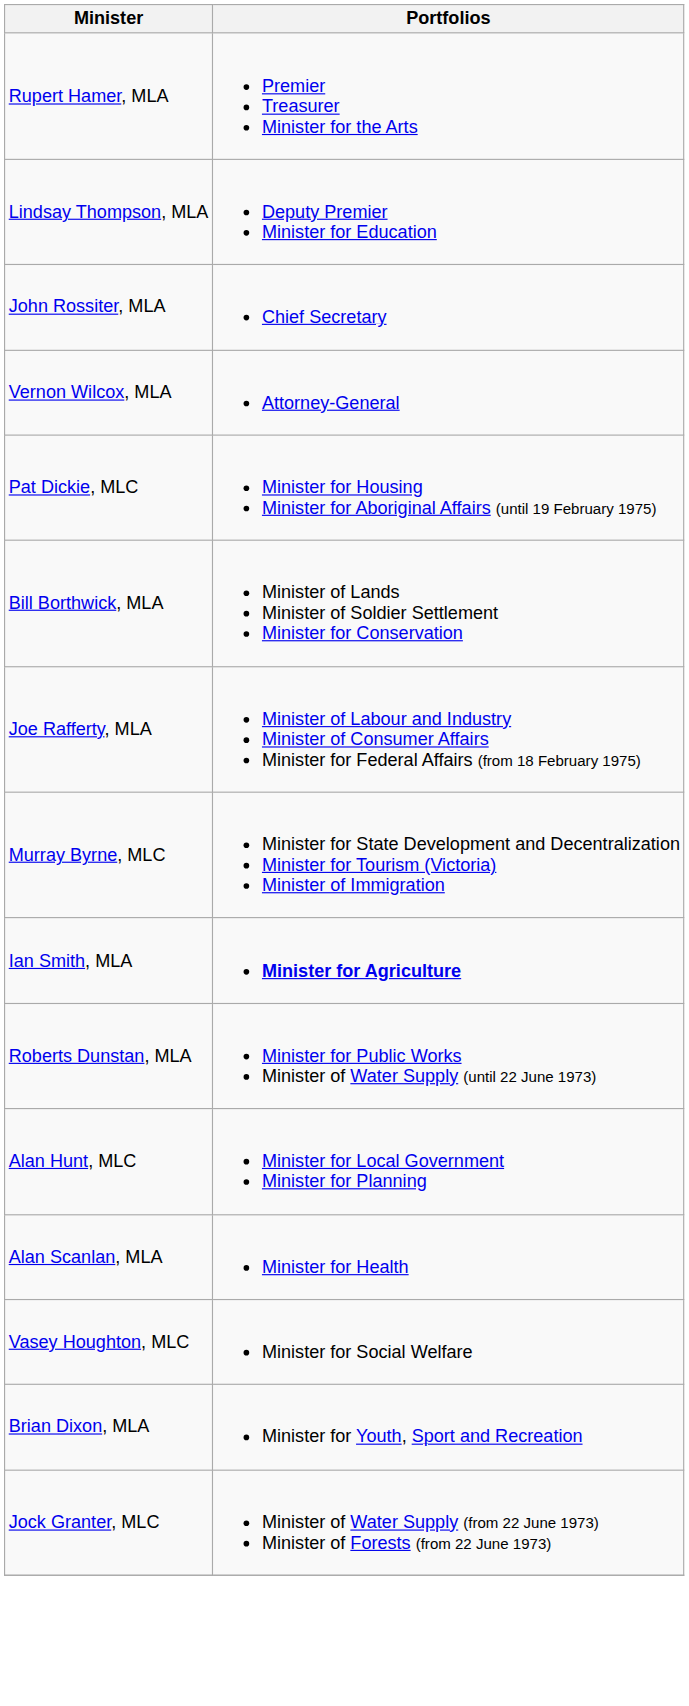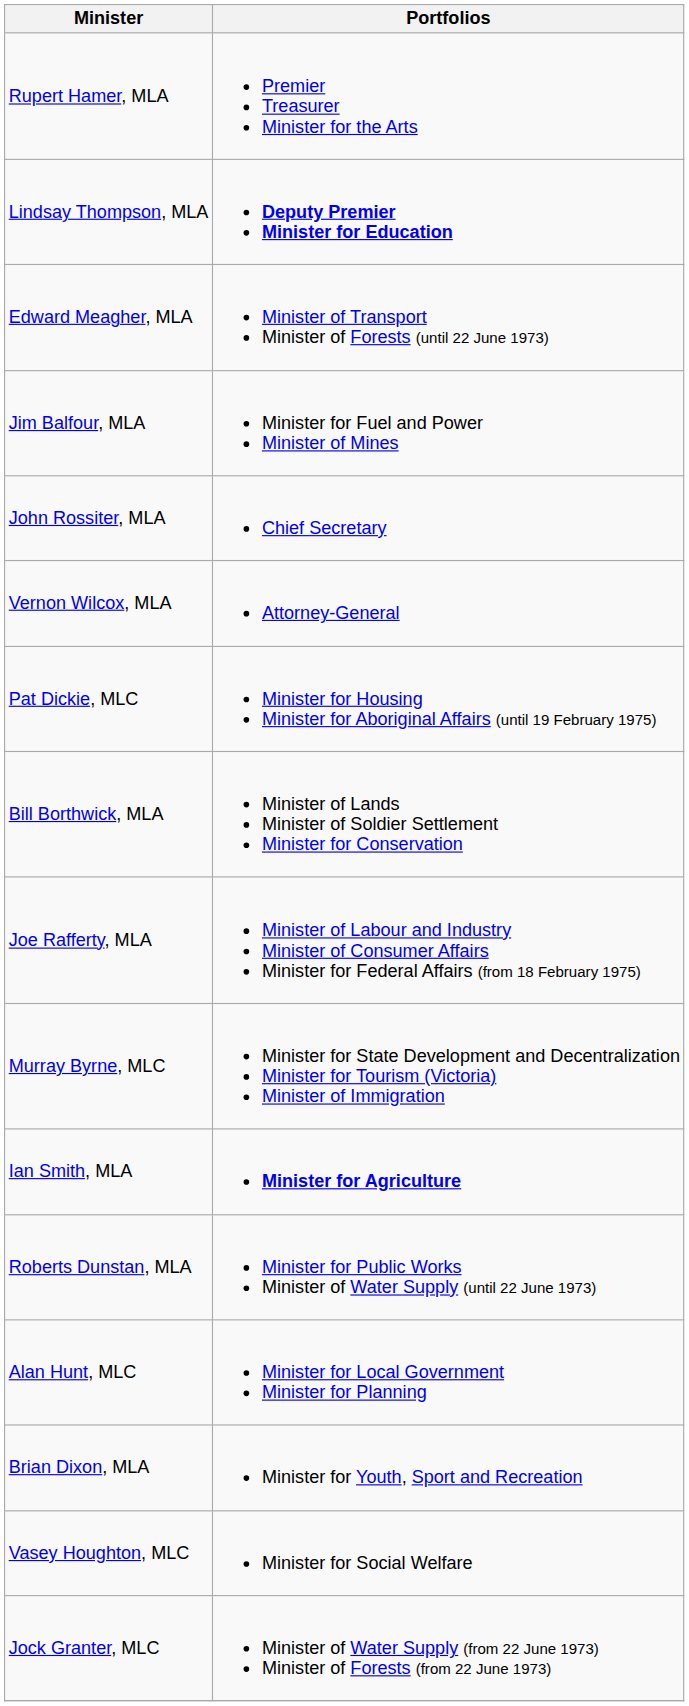(448, 222) normal -> (448, 222) bold
+ row: (101, 317)
+ row: (77, 422)
- row: (86, 1256)
rows swapped: (99, 1341) <-> (79, 1427)
